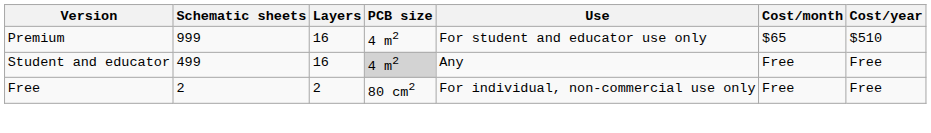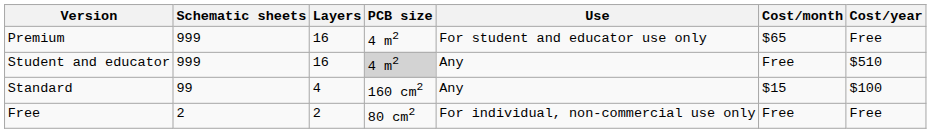(866, 39) $510 -> (866, 39) Free
(189, 63) 499 -> (189, 63) 999
(866, 63) Free -> (866, 63) $510
+ row: (40, 89)
